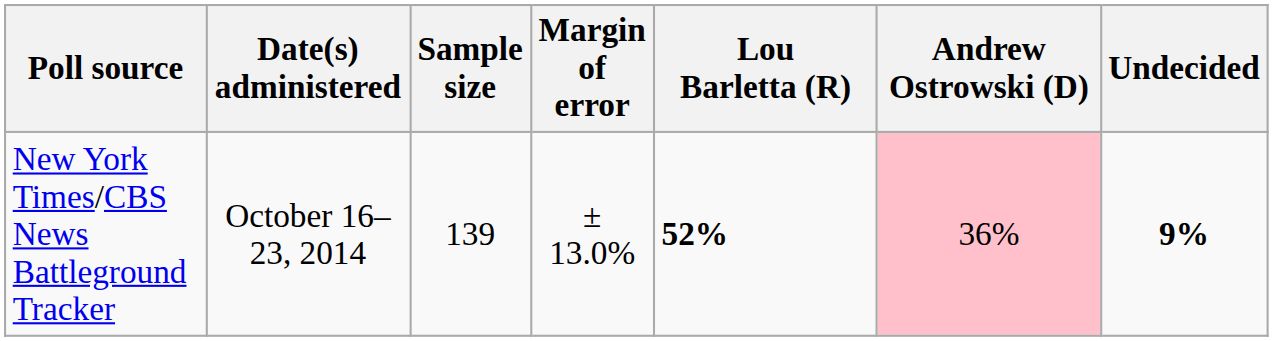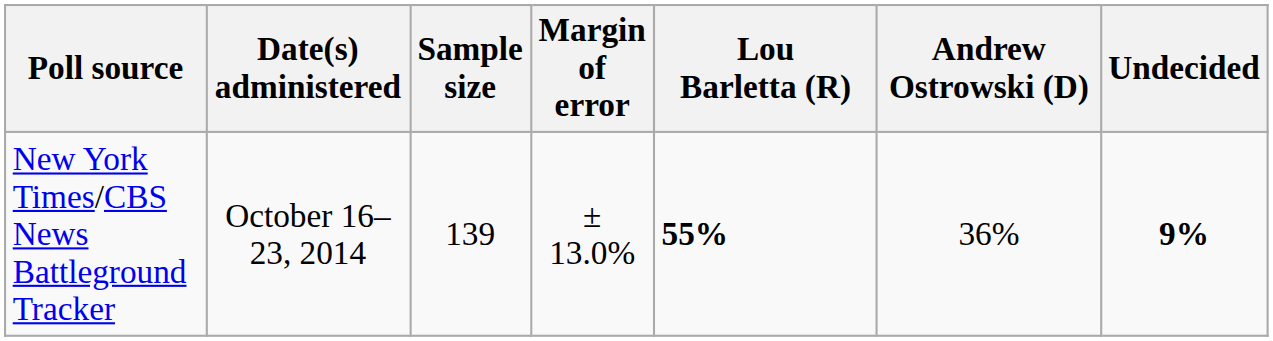(695, 233) 52% -> (695, 233) 55%
(989, 233) pink background -> (989, 233) no background
